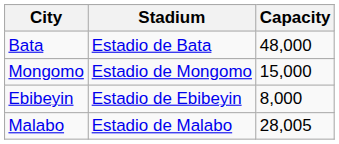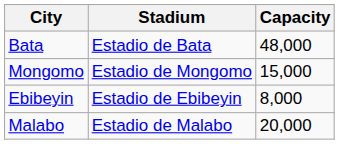(286, 125) 28,005 -> (286, 125) 20,000
